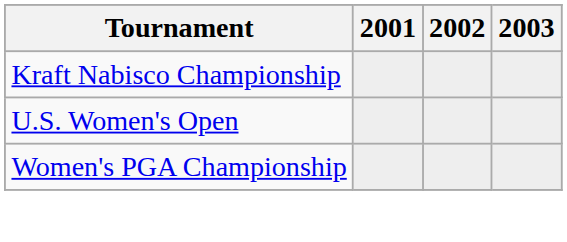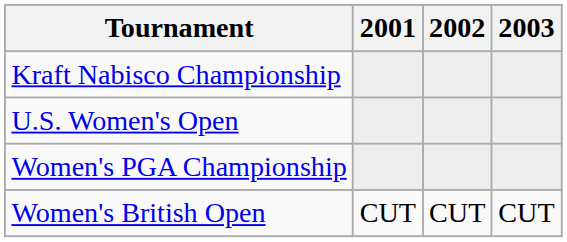+ row: (139, 213)
